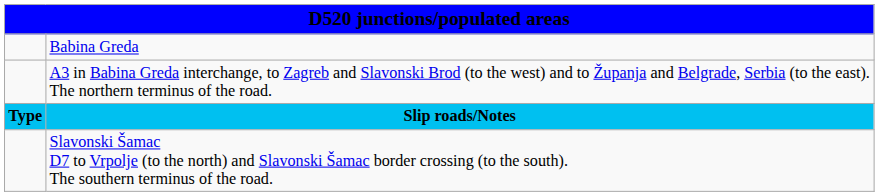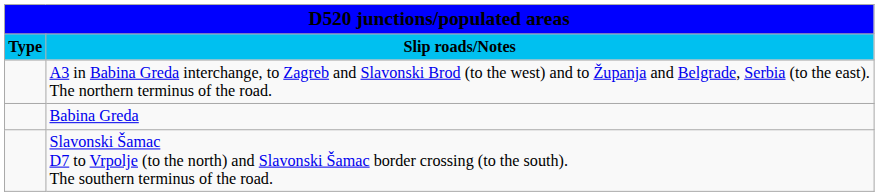rows swapped: (460, 116) <-> (94, 46)
